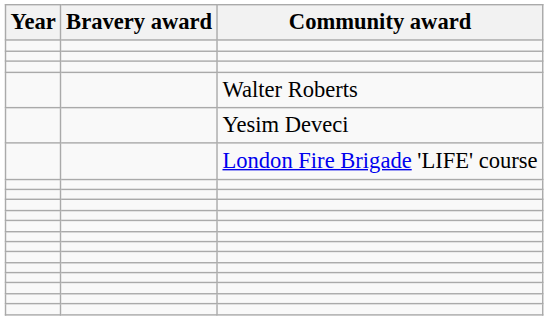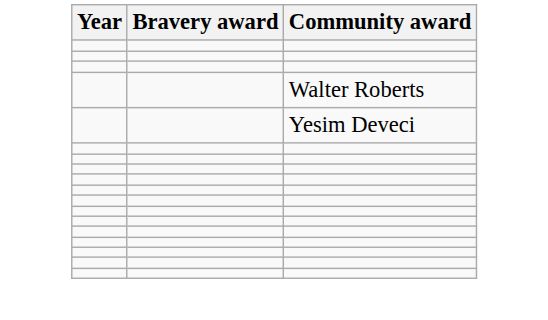- row: (33, 161)
